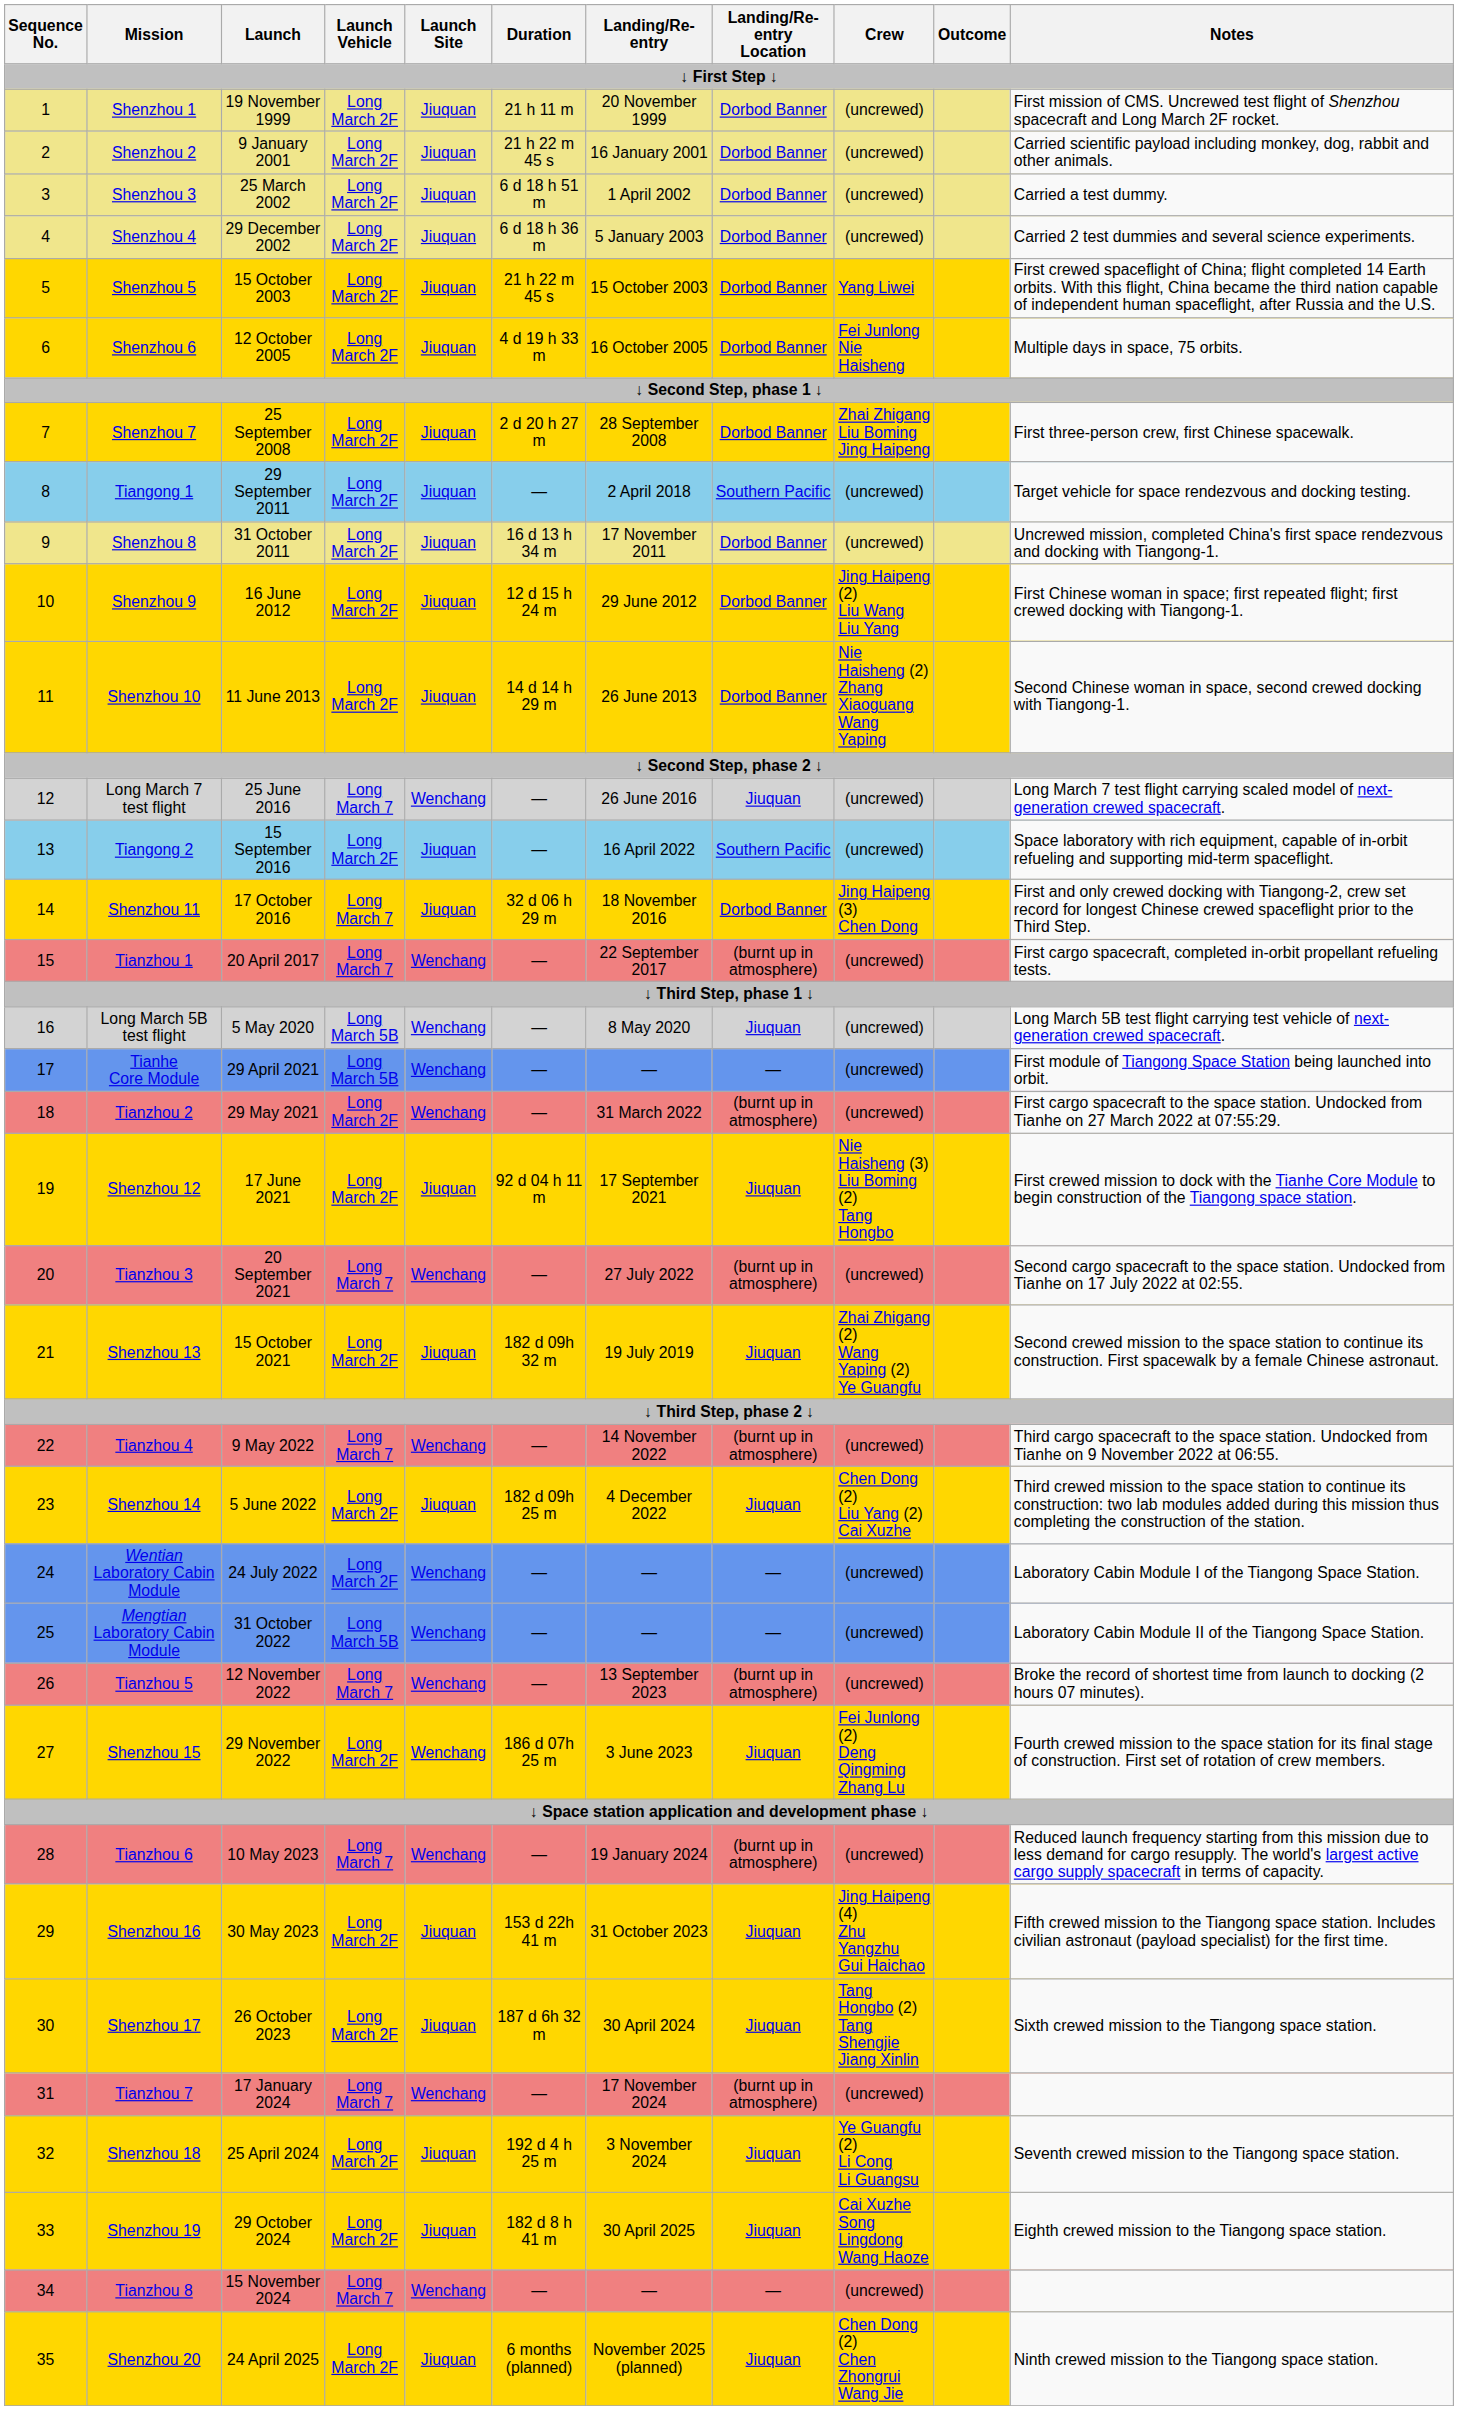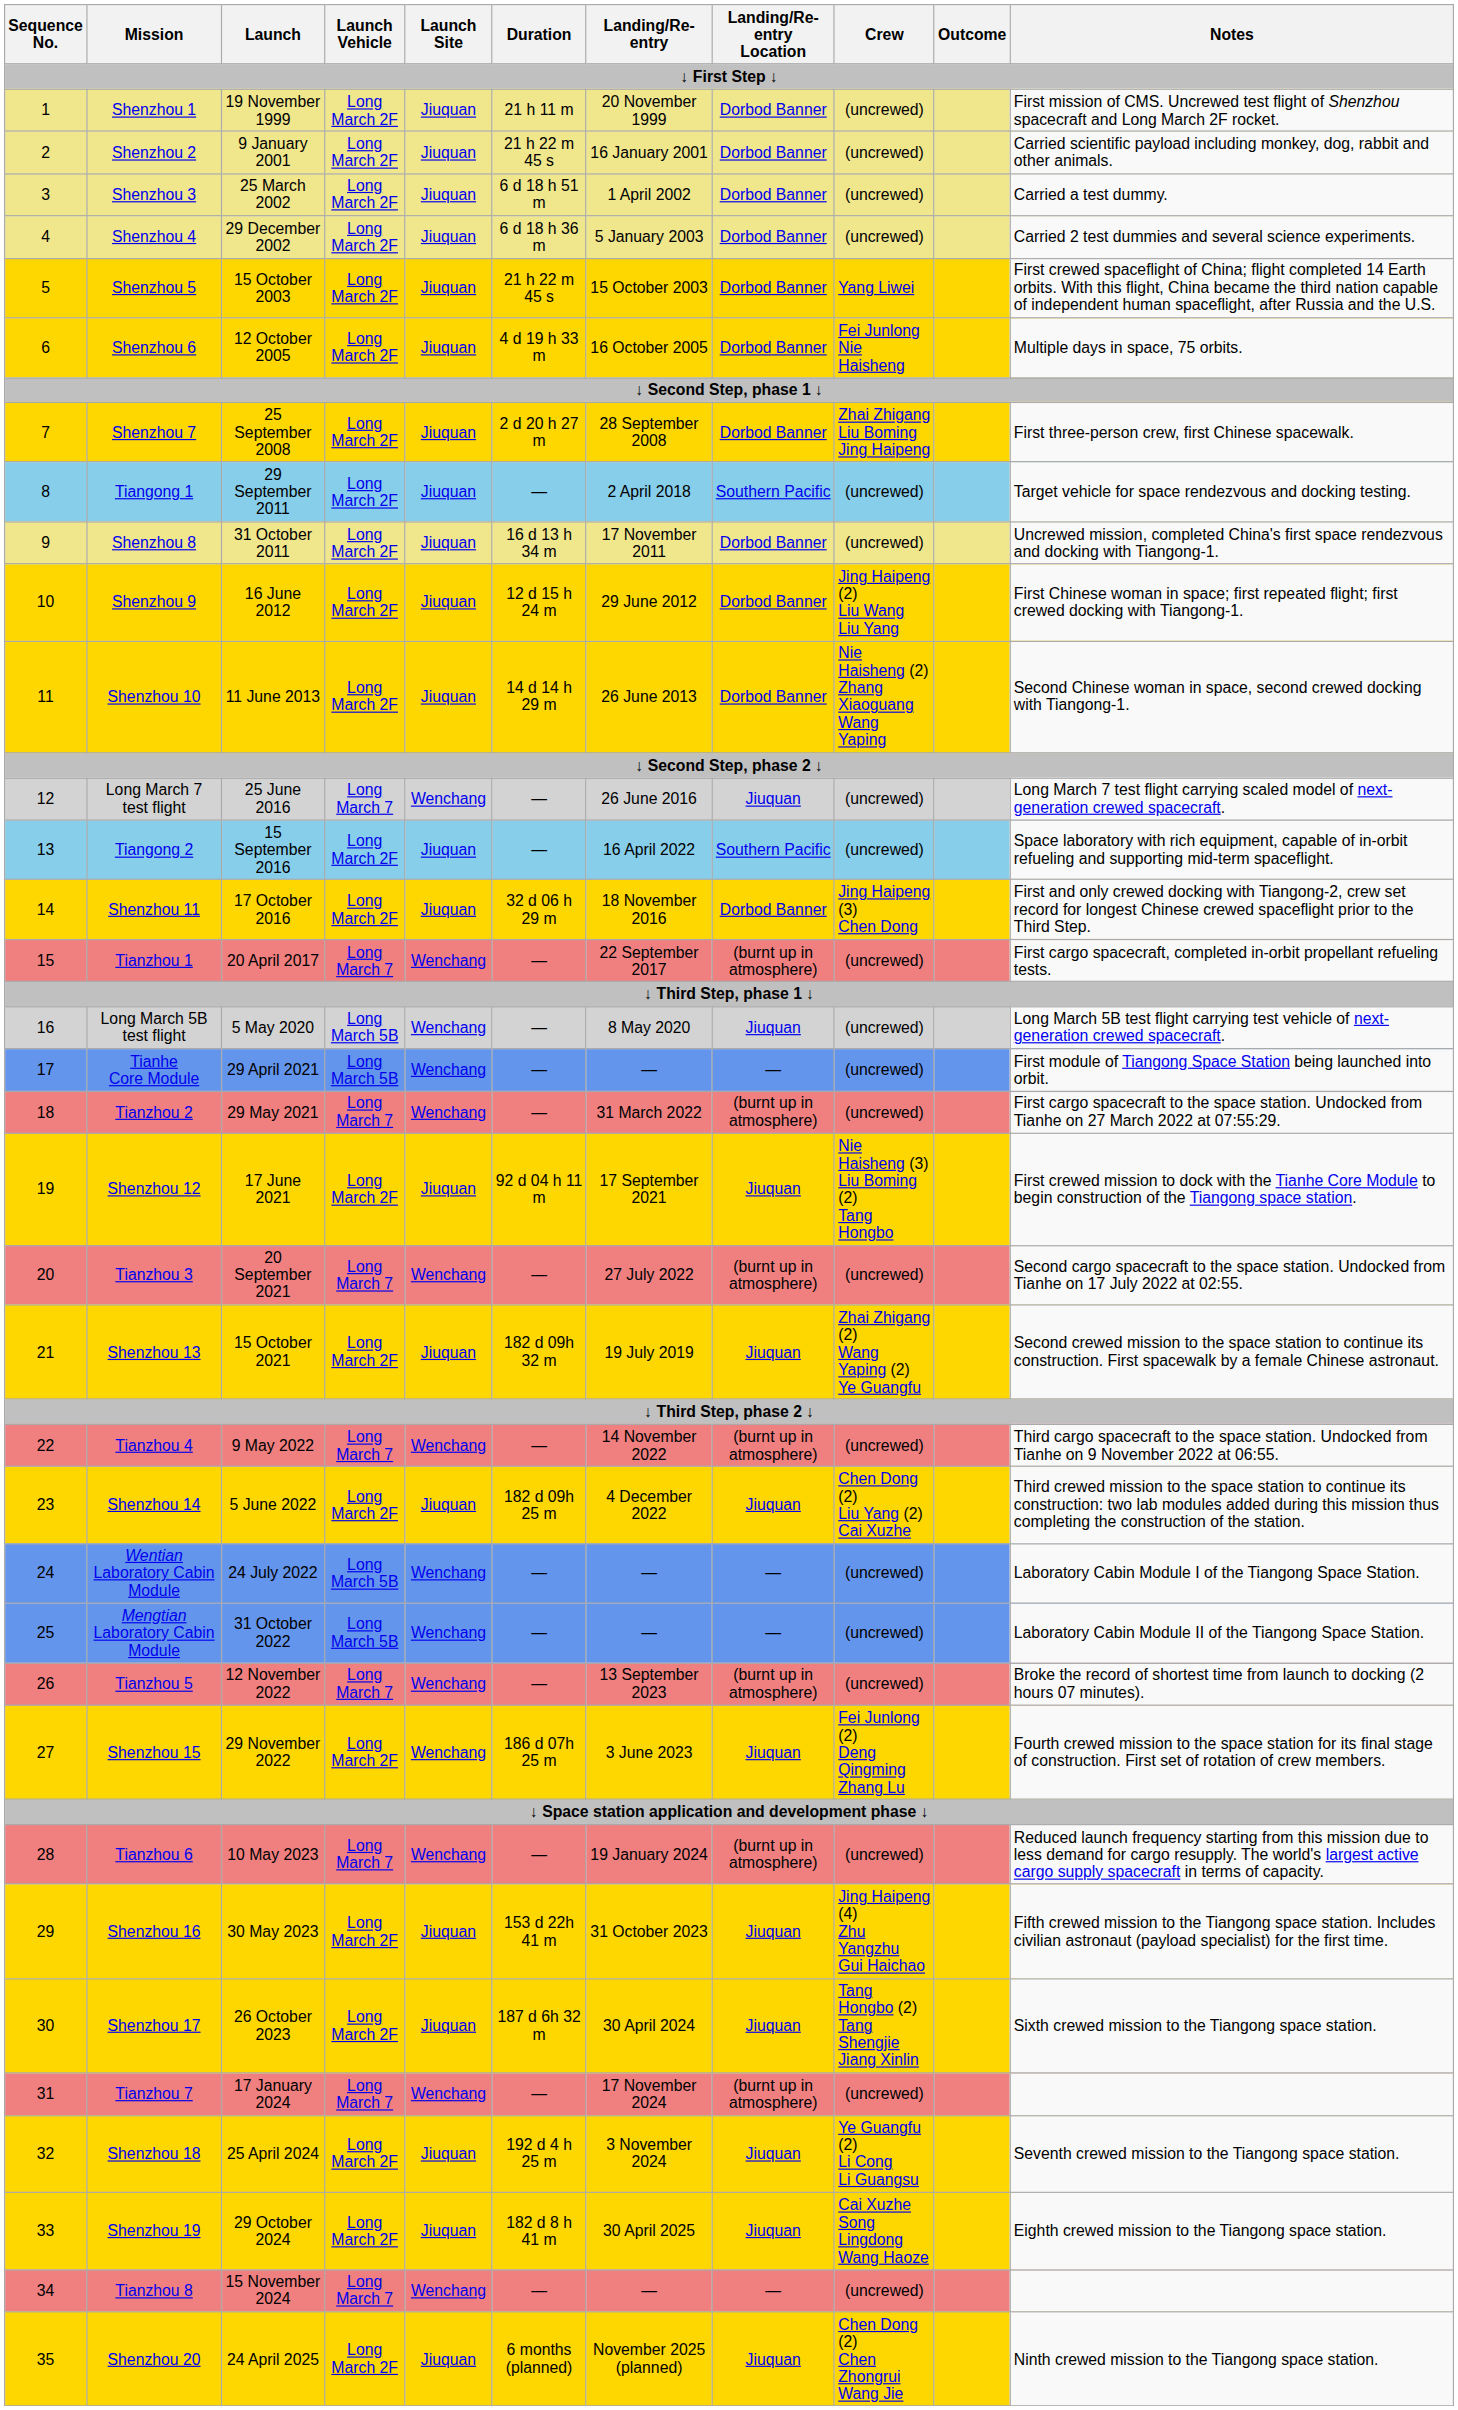(365, 909) Long March 7 -> (365, 909) Long March 2F
(365, 1112) Long March 2F -> (365, 1112) Long March 7
(365, 1573) Long March 2F -> (365, 1573) Long March 5B
